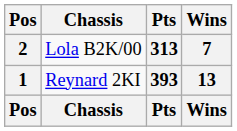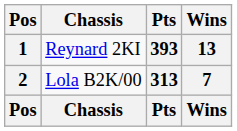rows swapped: (23, 79) <-> (23, 49)
